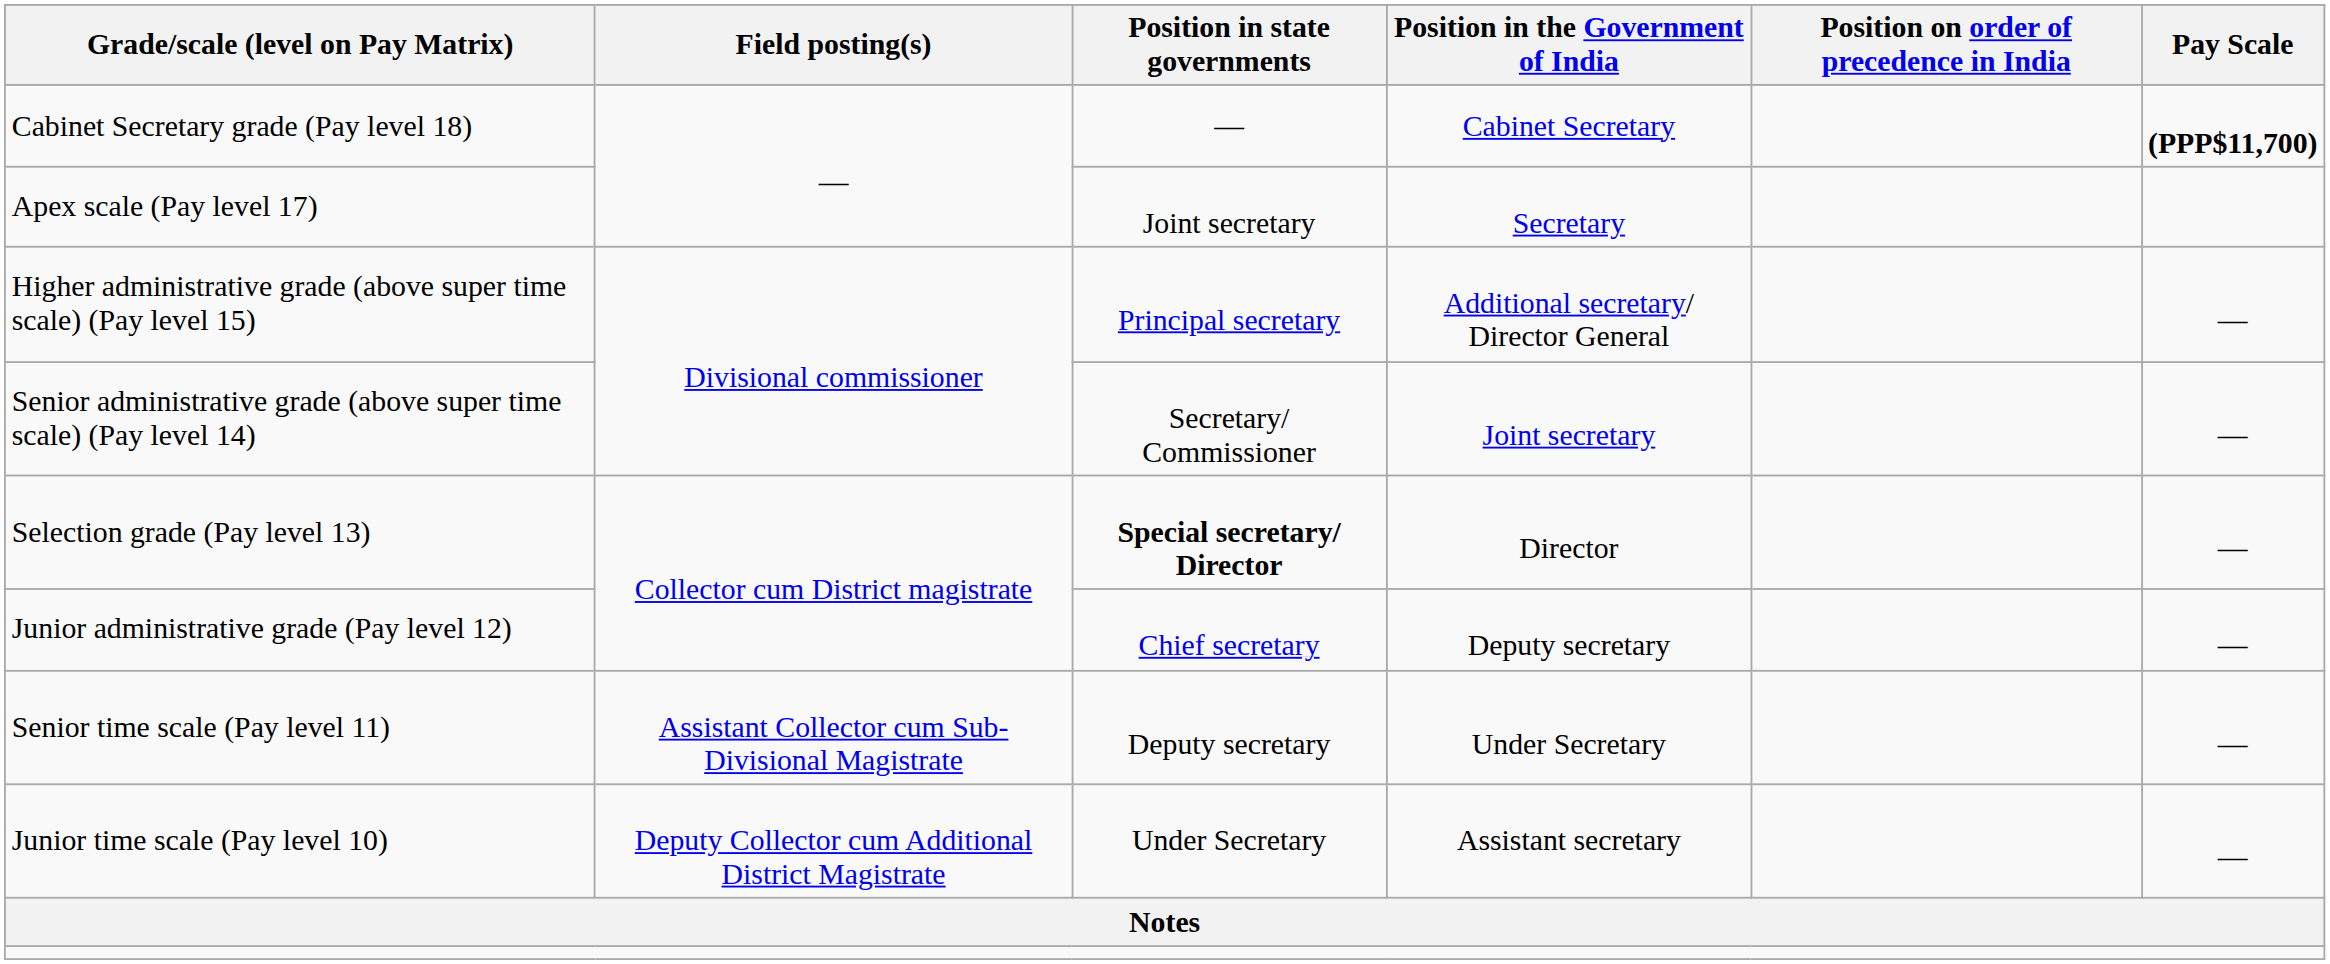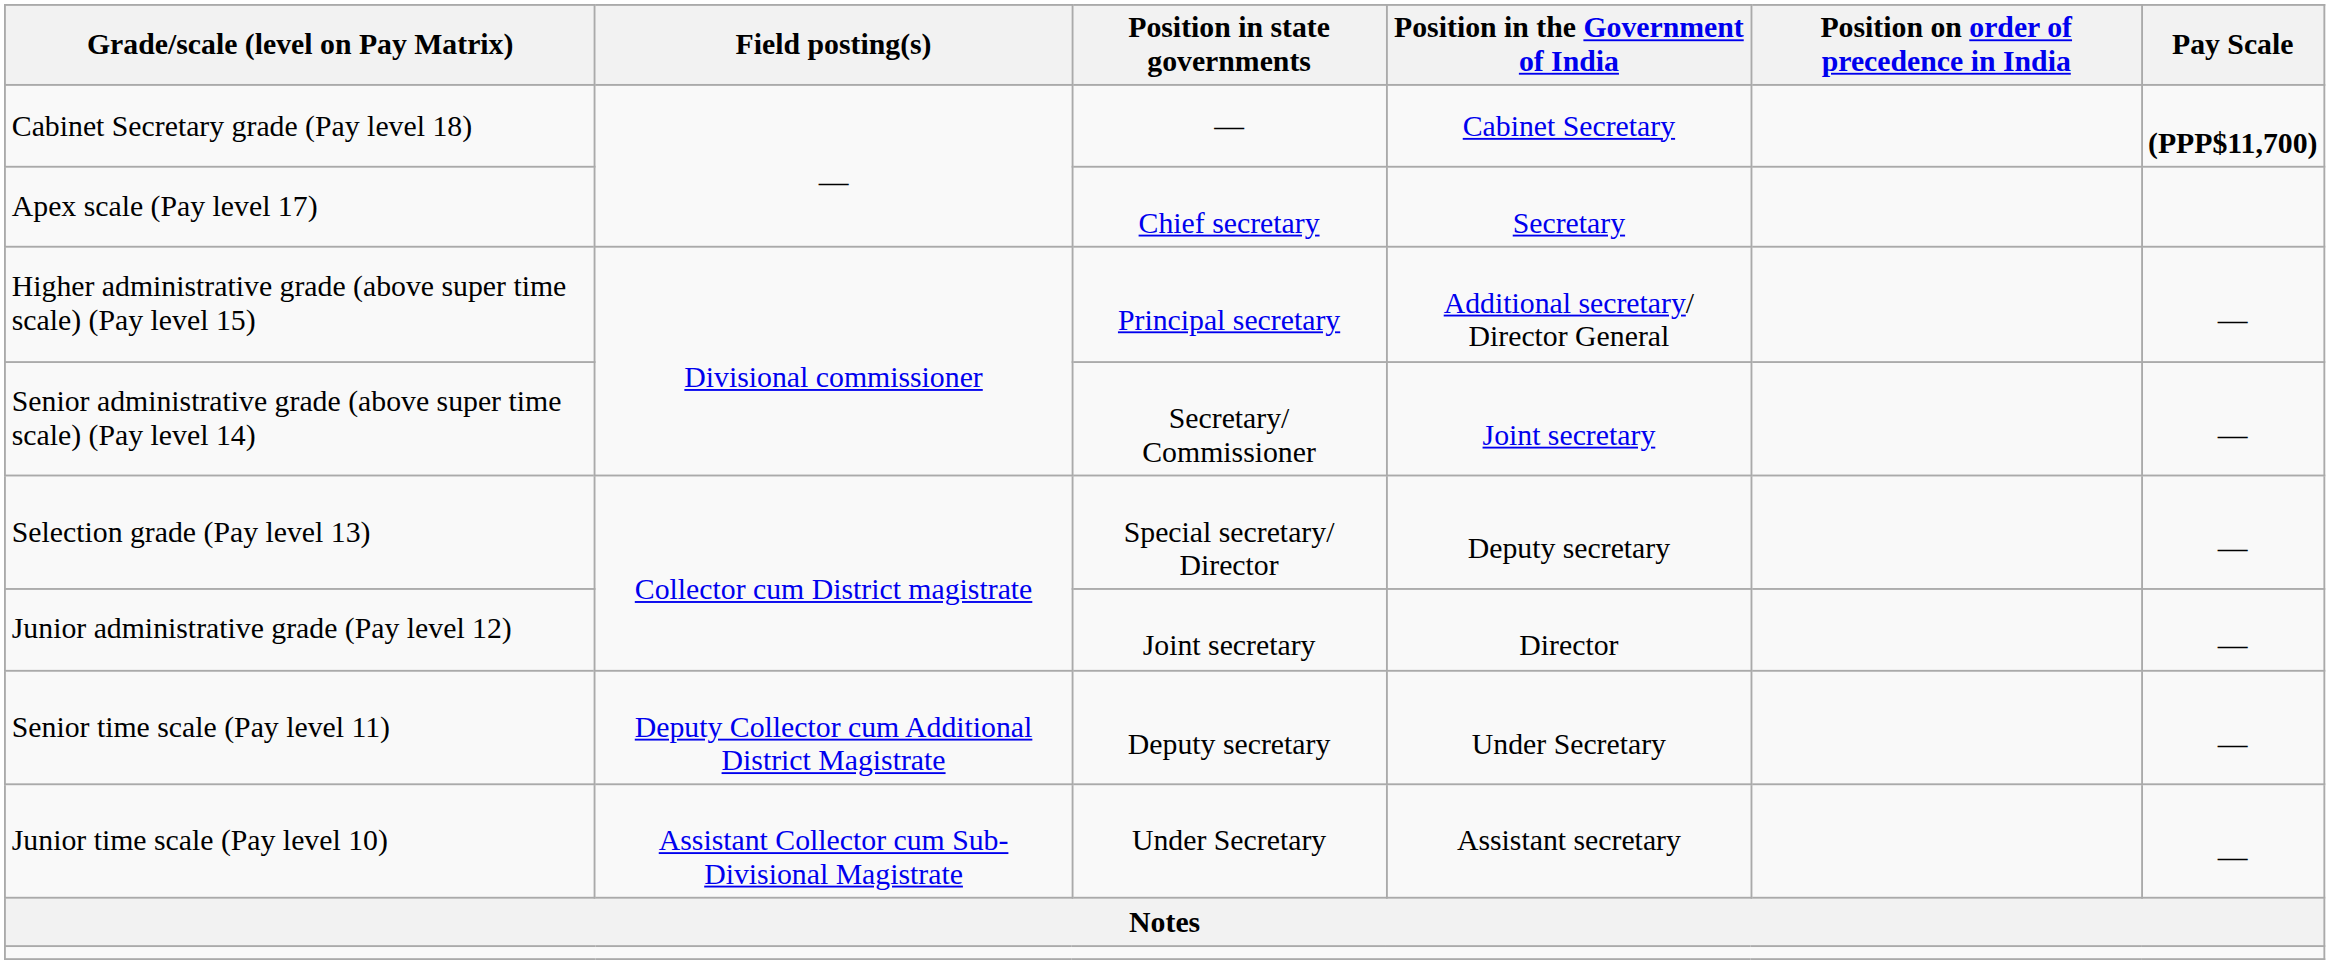(1229, 222) Joint secretary -> (1229, 222) Chief secretary
(1229, 548) bold -> (1229, 548) normal
(1569, 548) Director -> (1569, 548) Deputy secretary
(1229, 646) Chief secretary -> (1229, 646) Joint secretary
(1569, 646) Deputy secretary -> (1569, 646) Director
(834, 743) Assistant Collector cum Sub-Divisional Magistrate -> (834, 743) Deputy Collector cum Additional District Magistrate
(834, 857) Deputy Collector cum Additional District Magistrate -> (834, 857) Assistant Collector cum Sub-Divisional Magistrate
